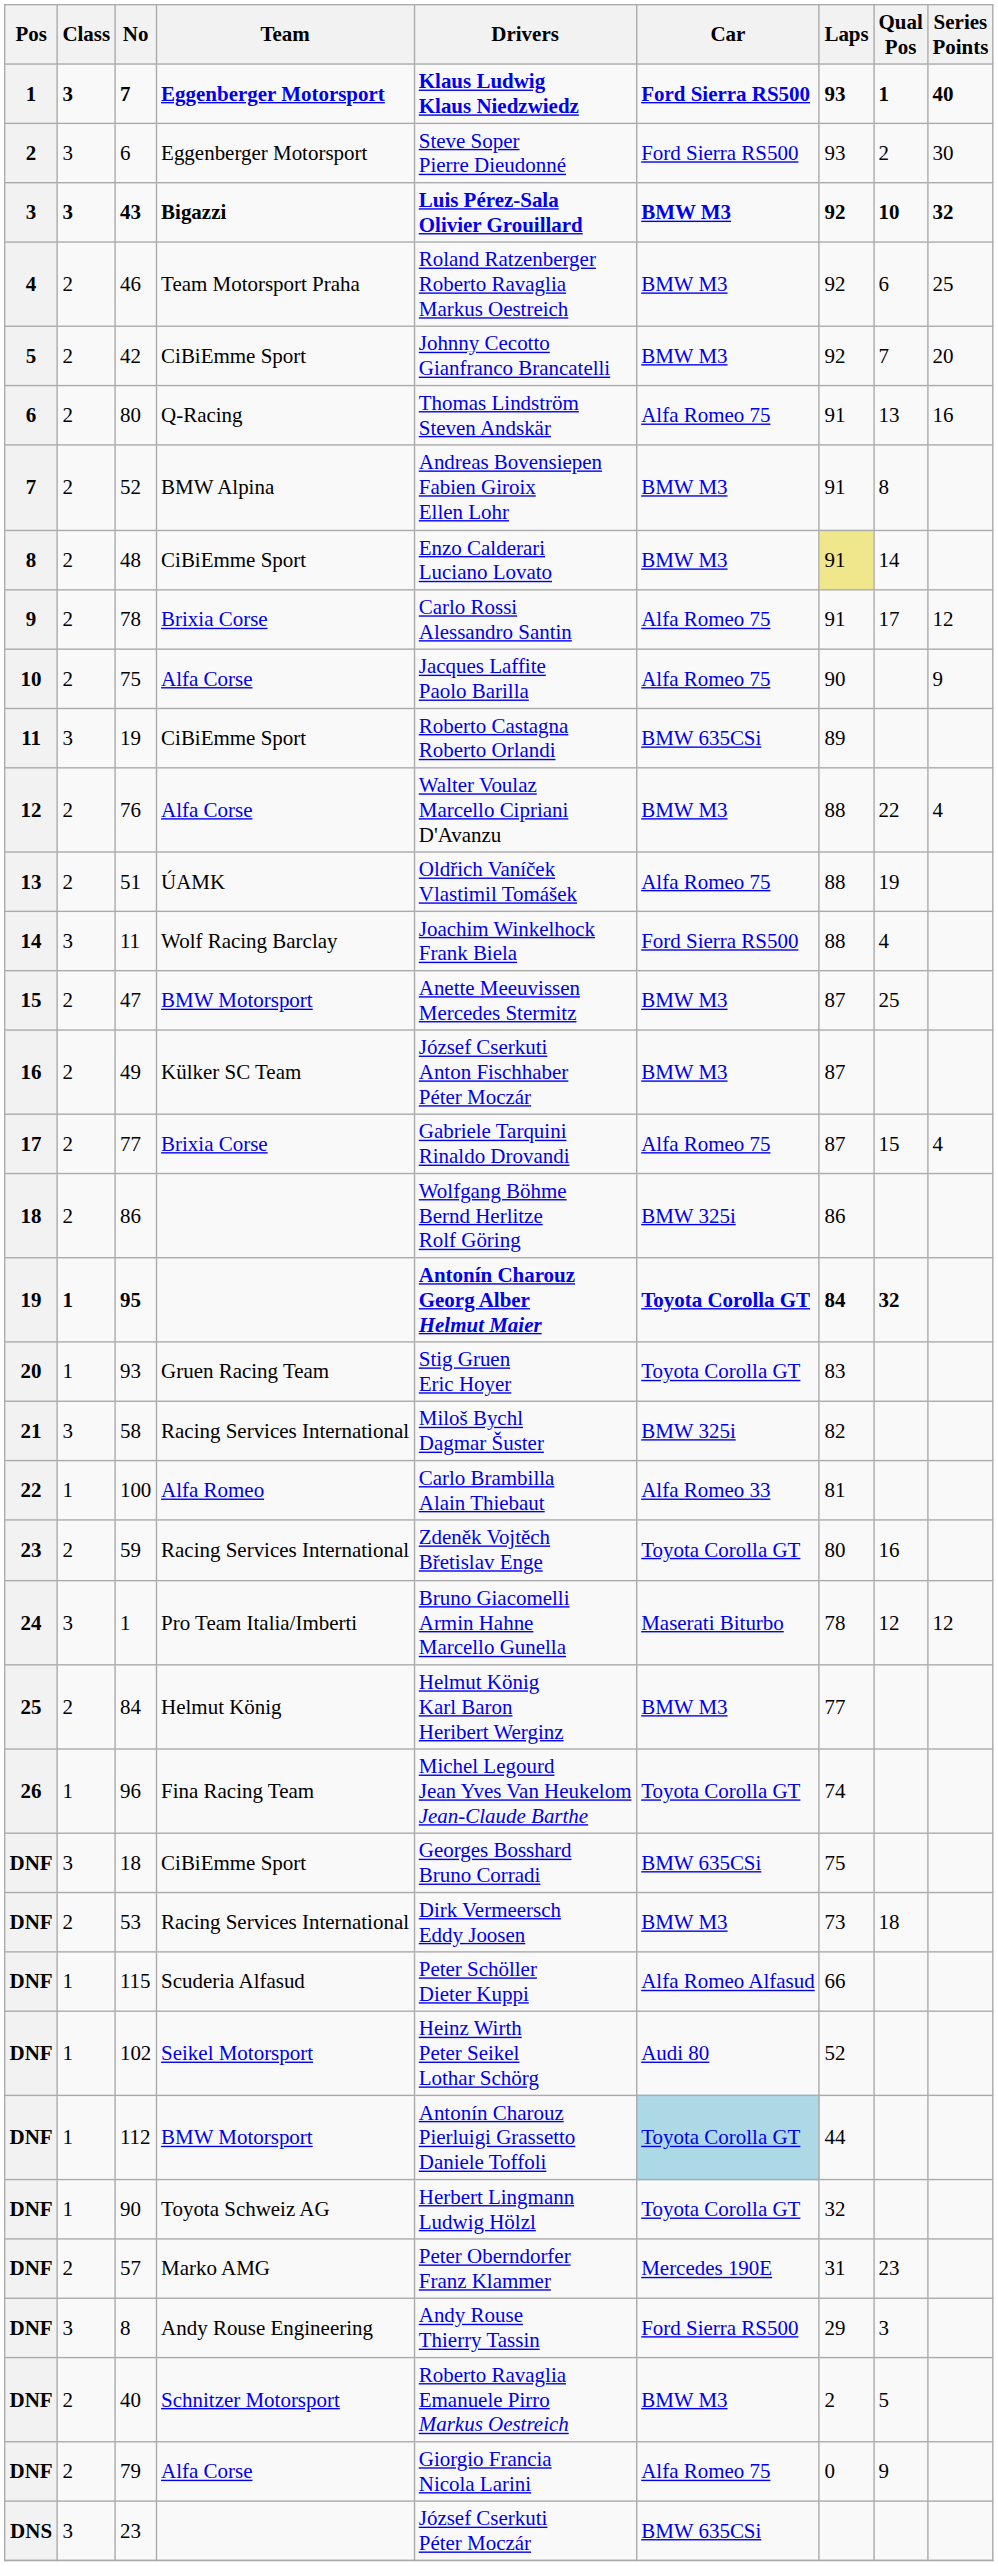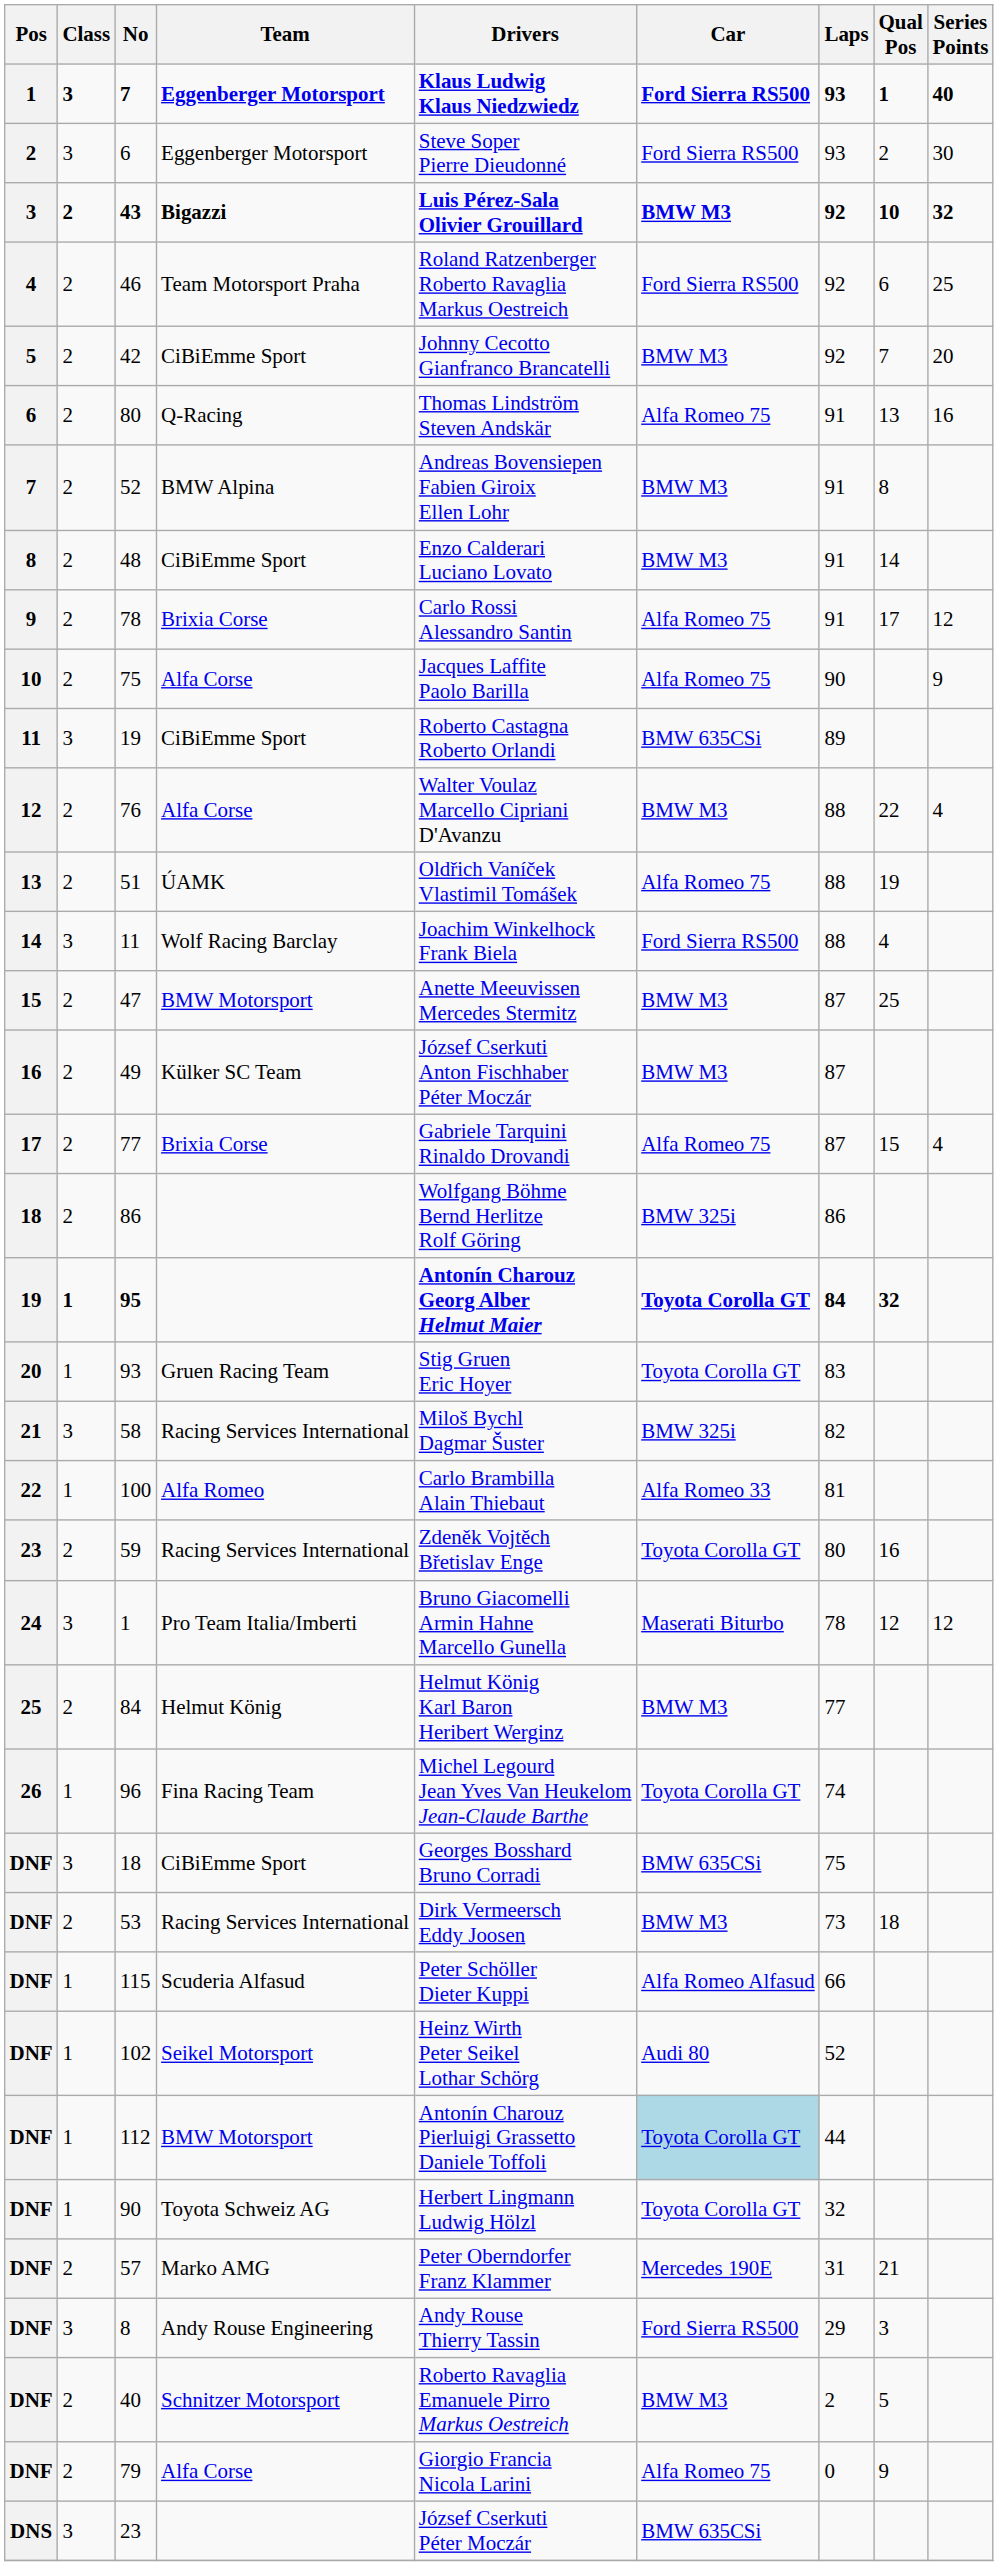(68, 212) 3 -> (68, 212) 2
(684, 284) BMW M3 -> (720, 284) Ford Sierra RS500
(835, 559) khaki background -> (835, 559) no background
(889, 2268) 23 -> (889, 2268) 21
